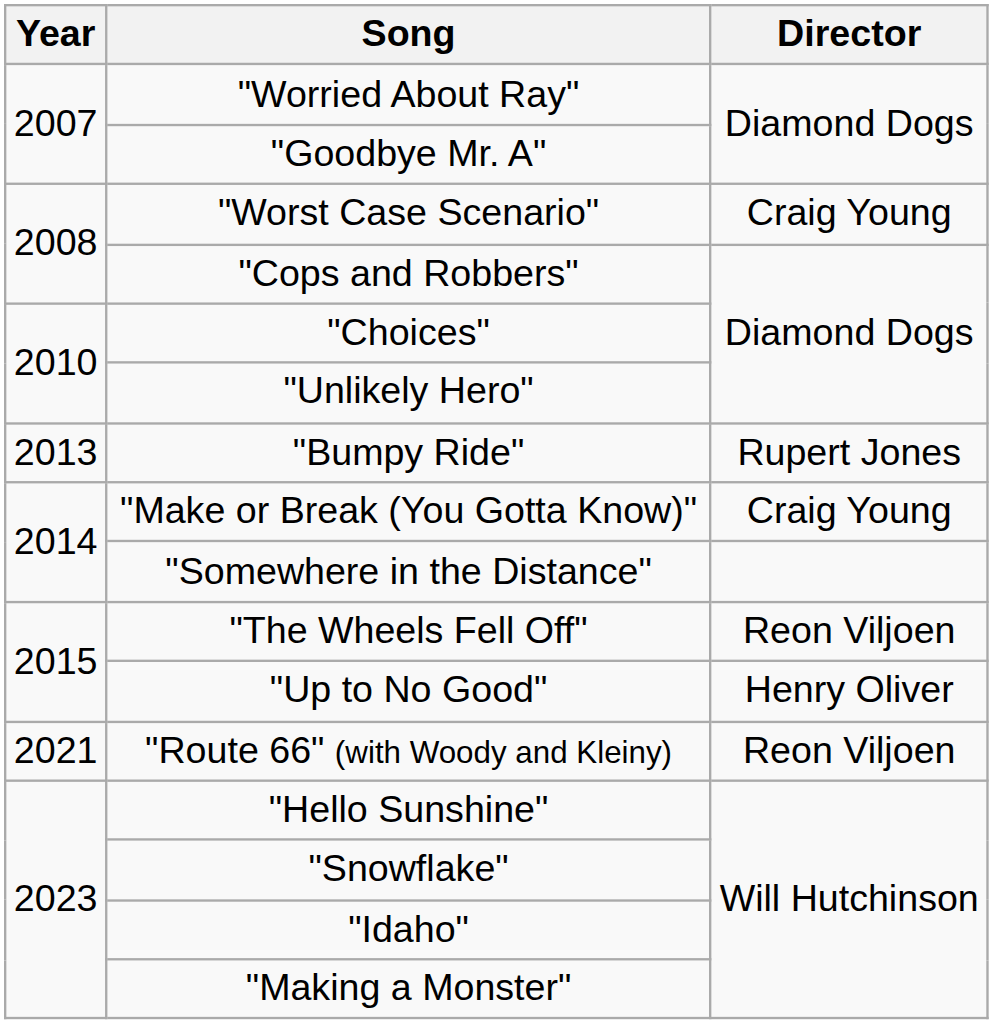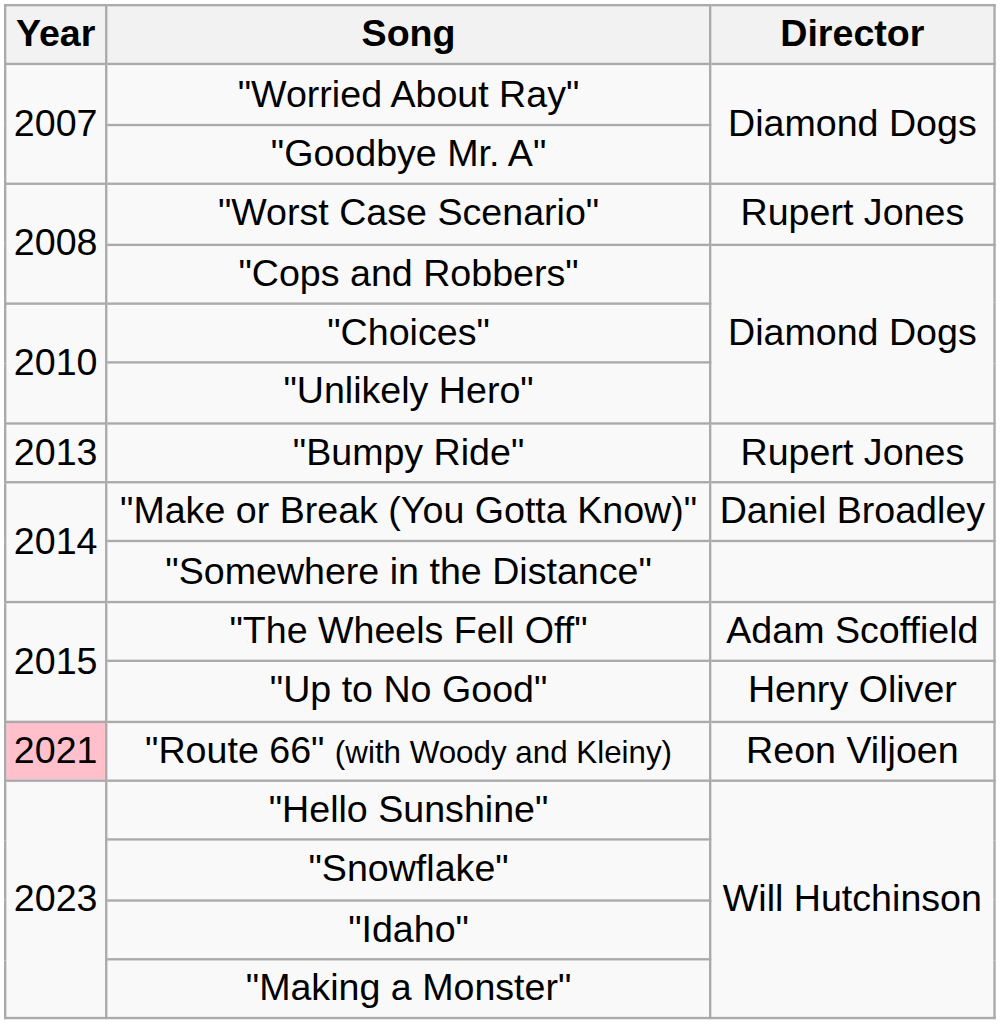(849, 213) Craig Young -> (852, 213) Rupert Jones
(849, 511) Craig Young -> (852, 511) Daniel Broadley
(849, 630) Reon Viljoen -> (852, 630) Adam Scoffield
(56, 749) no background -> (56, 749) pink background
